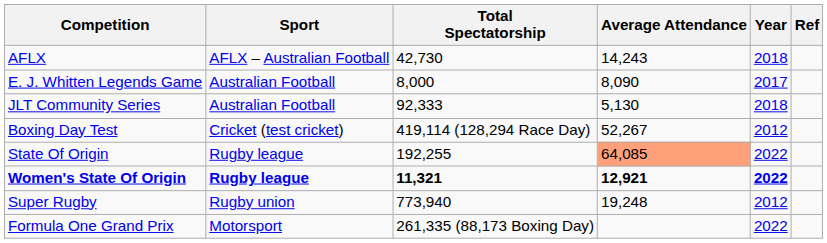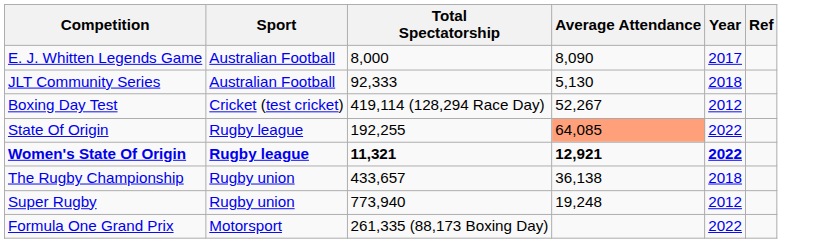- row: (27, 57)
+ row: (96, 178)
